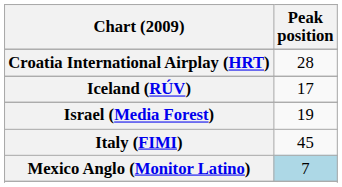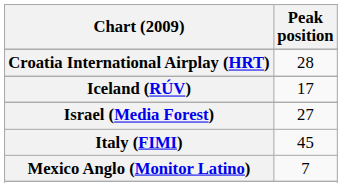(305, 115) 19 -> (305, 115) 27
(305, 168) lightblue background -> (305, 168) no background
